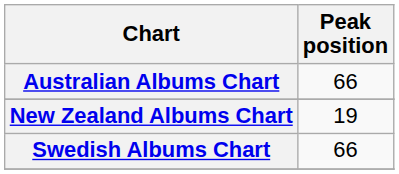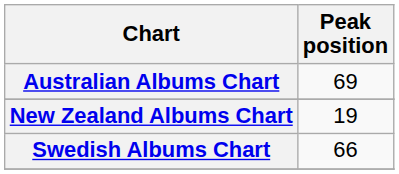(345, 81) 66 -> (345, 81) 69
